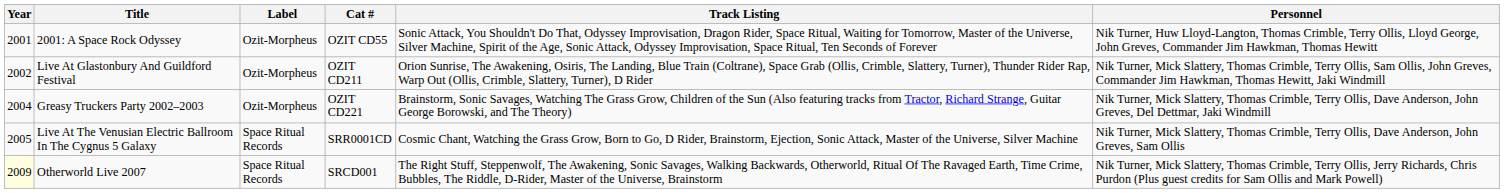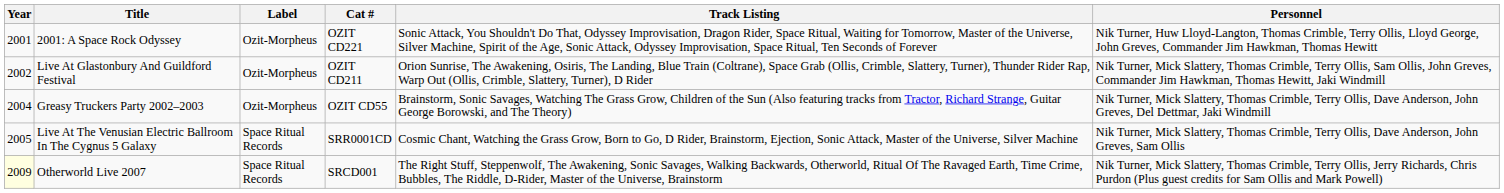(357, 40) OZIT CD55 -> (345, 40) OZIT CD221
(345, 106) OZIT CD221 -> (357, 106) OZIT CD55
